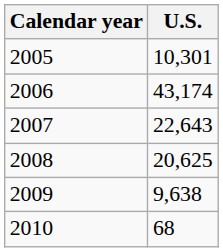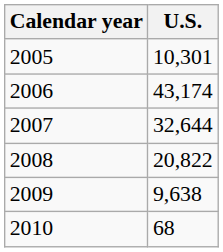(183, 125) 22,643 -> (183, 125) 32,644
(183, 159) 20,625 -> (183, 159) 20,822
